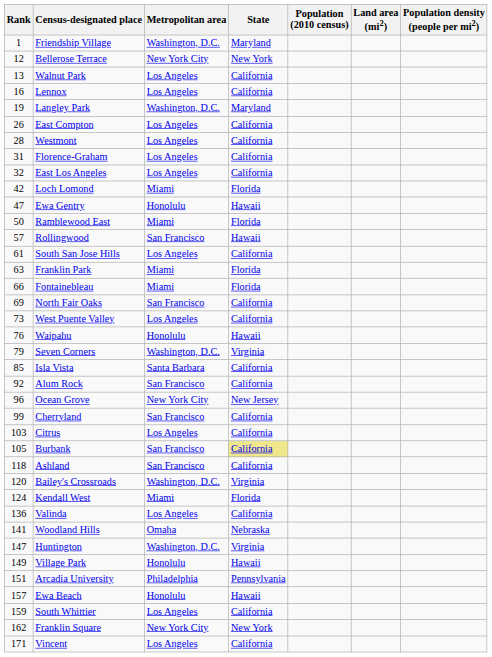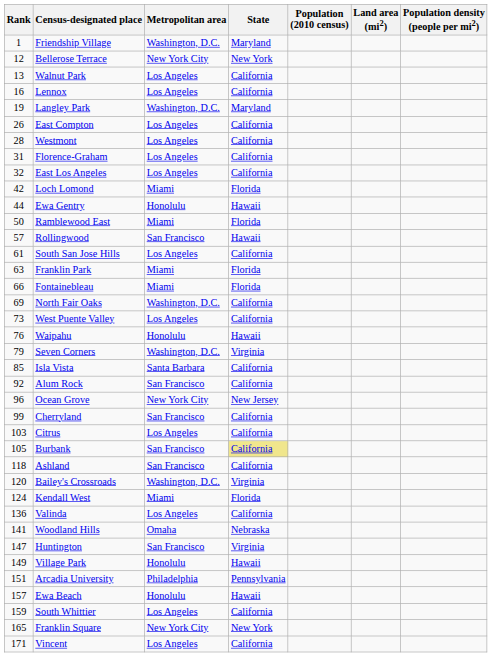(19, 205) 47 -> (19, 205) 44
(176, 302) San Francisco -> (183, 302) Washington, D.C.
(183, 546) Washington, D.C. -> (176, 546) San Francisco
(19, 627) 162 -> (19, 627) 165
